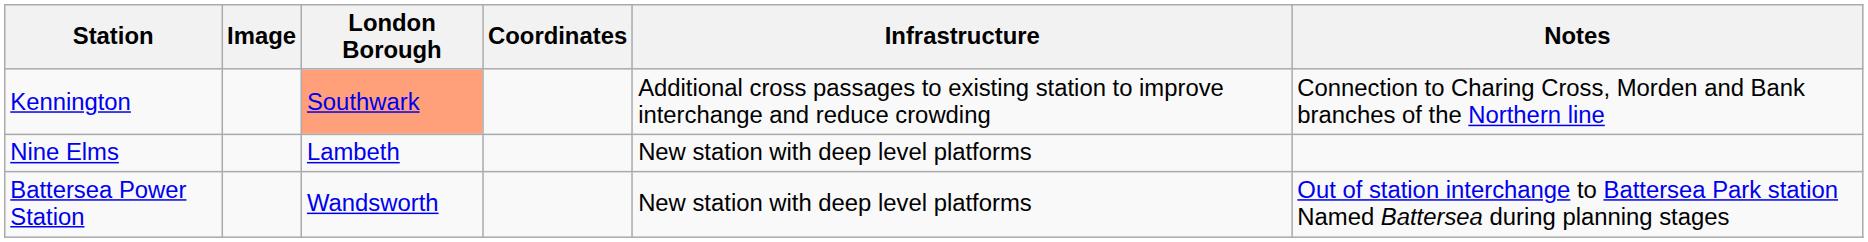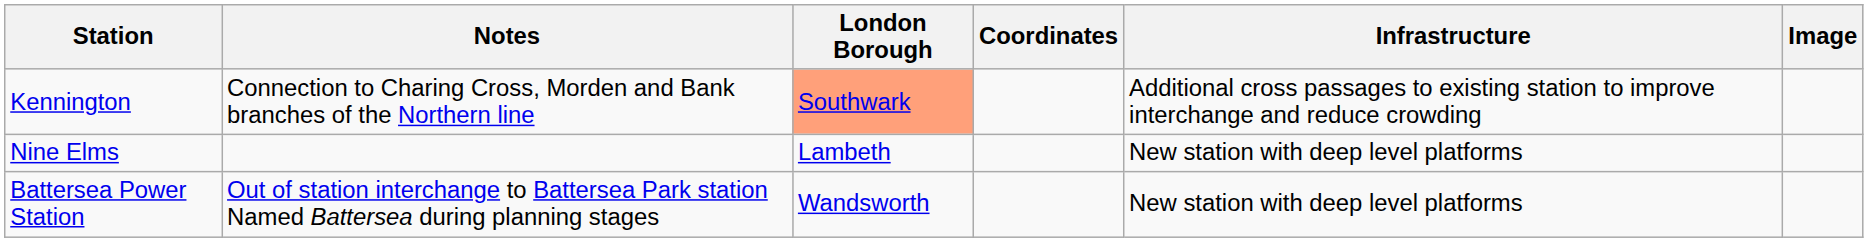columns swapped: (262, 36) <-> (1577, 36)
